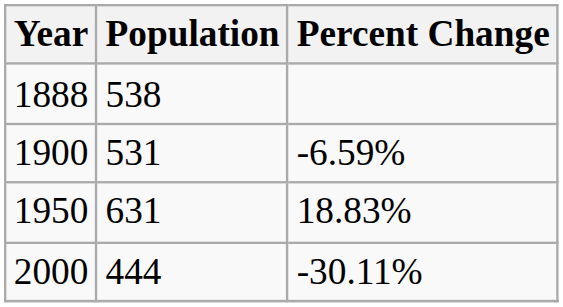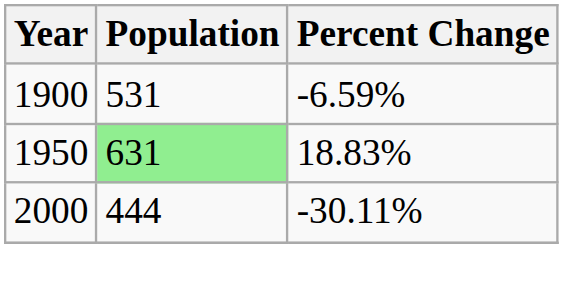- row: (51, 93)
(133, 211) no background -> (133, 152) lightgreen background
